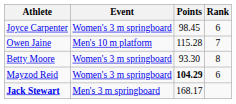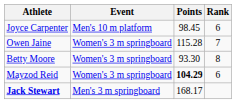(122, 28) Women's 3 m springboard -> (112, 28) Men's 10 m platform
(112, 44) Men's 10 m platform -> (122, 44) Women's 3 m springboard
